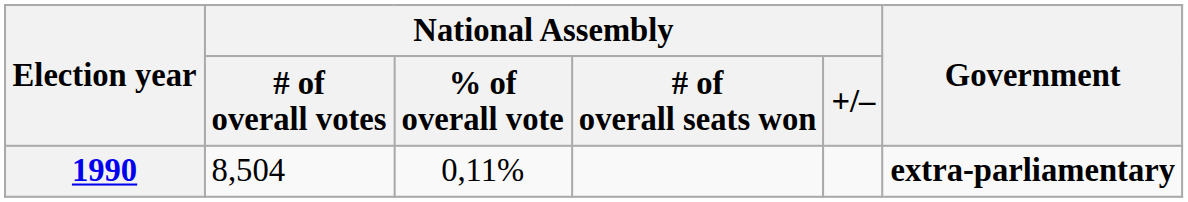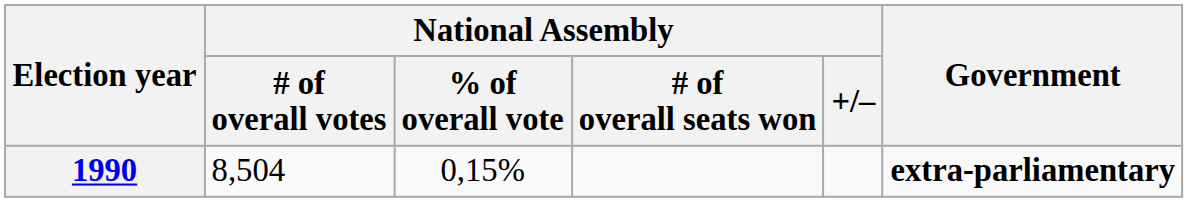(483, 170) 0,11% -> (483, 170) 0,15%
